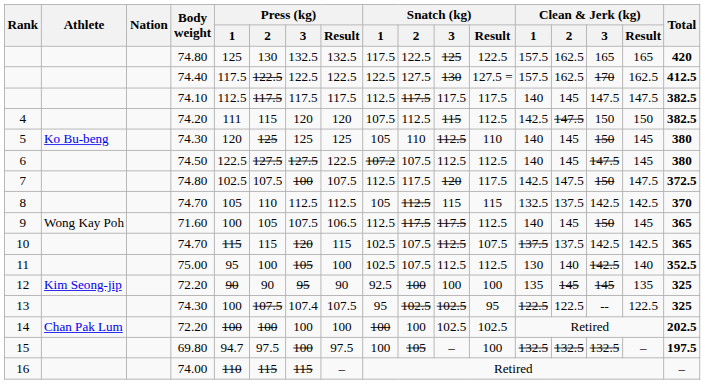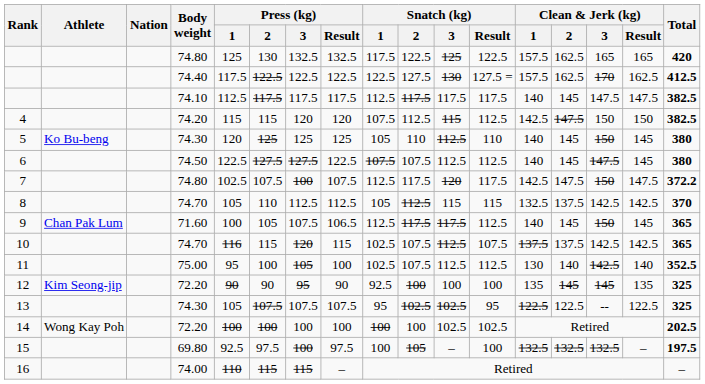(232, 118) 111 -> (232, 118) 115
(380, 160) 107.2 -> (380, 160) 107.5
(682, 181) 372.5 -> (682, 181) 372.2
(84, 222) Wong Kay Poh -> (83, 222) Chan Pak Lum
(232, 243) 115 -> (232, 243) 116
(232, 306) 100 -> (232, 306) 105
(303, 306) 107.4 -> (303, 306) 107.5
(83, 327) Chan Pak Lum -> (84, 327) Wong Kay Poh
(232, 347) 94.7 -> (232, 347) 92.5
